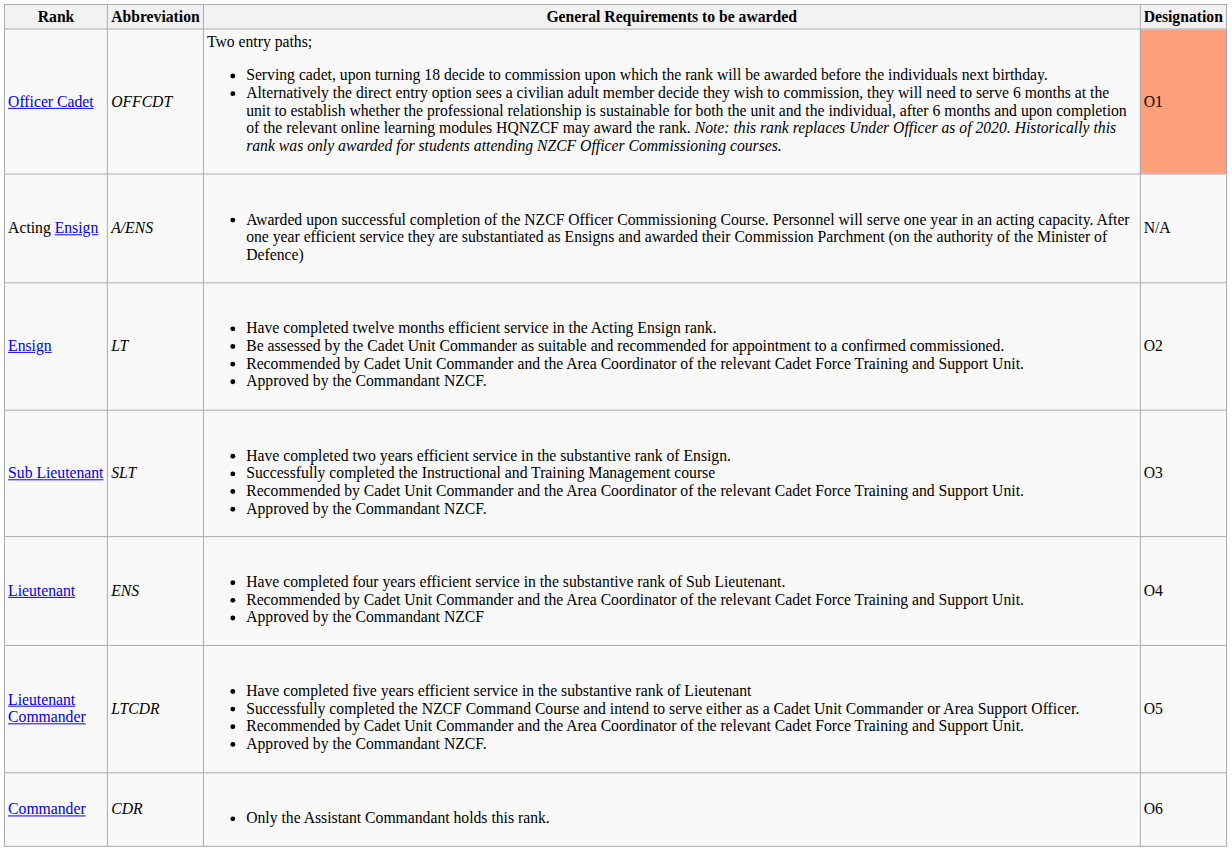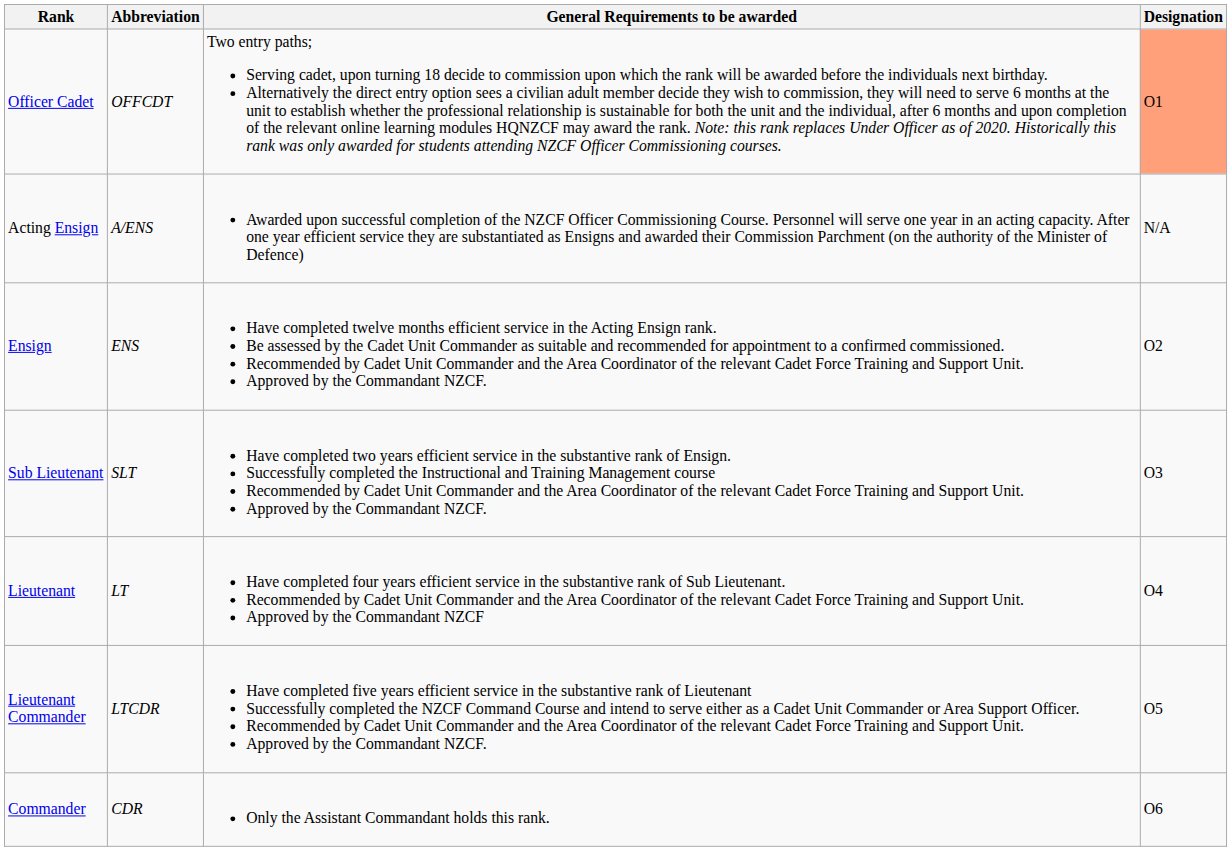(120, 346) LT -> (125, 346) ENS
(125, 591) ENS -> (120, 591) LT
